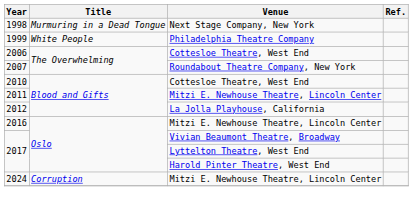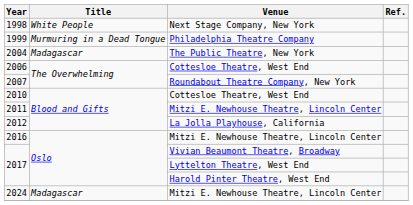(98, 25) Murmuring in a Dead Tongue -> (62, 25) White People
(62, 39) White People -> (98, 39) Murmuring in a Dead Tongue
+ row: (17, 53)
(57, 179) Corruption -> (57, 193) Madagascar
